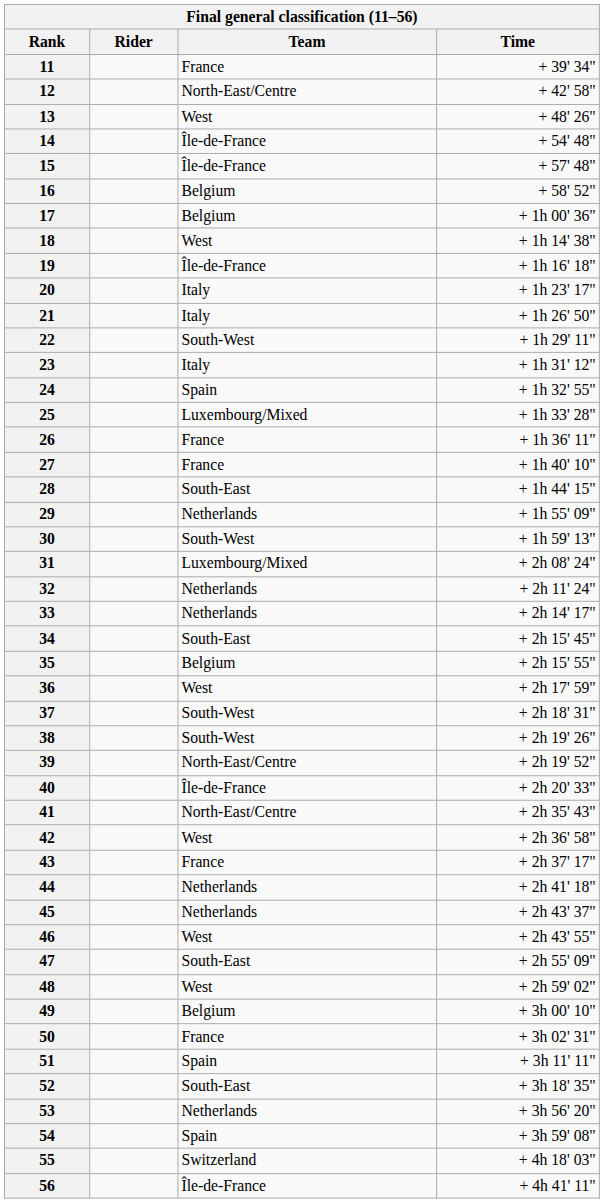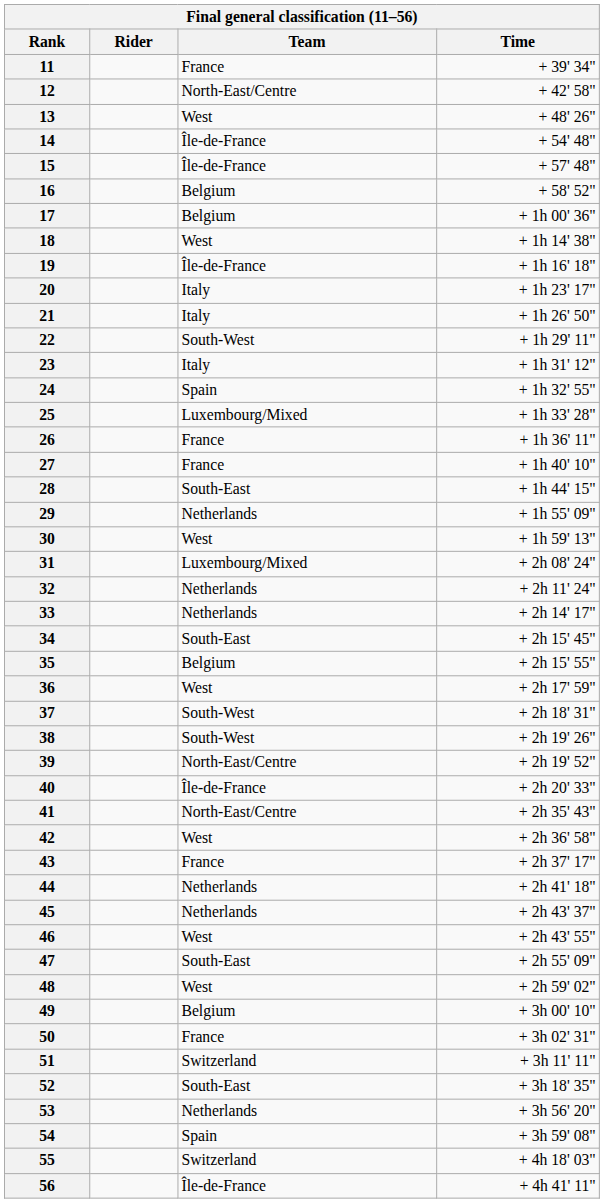(218, 539) South-West -> (197, 539) West
(199, 1061) Spain -> (219, 1061) Switzerland
